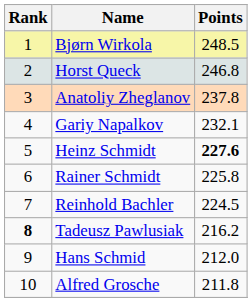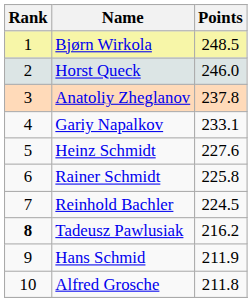(220, 71) 246.8 -> (220, 71) 246.0
(220, 124) 232.1 -> (220, 124) 233.1
(220, 151) bold -> (220, 151) normal
(220, 257) 212.0 -> (220, 257) 211.9
